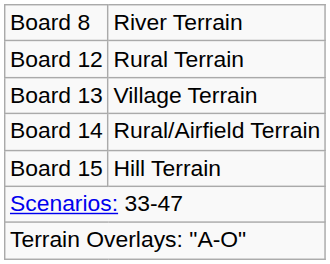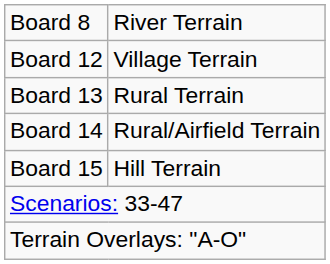(179, 58) Rural Terrain -> (185, 58) Village Terrain
(185, 95) Village Terrain -> (179, 95) Rural Terrain
